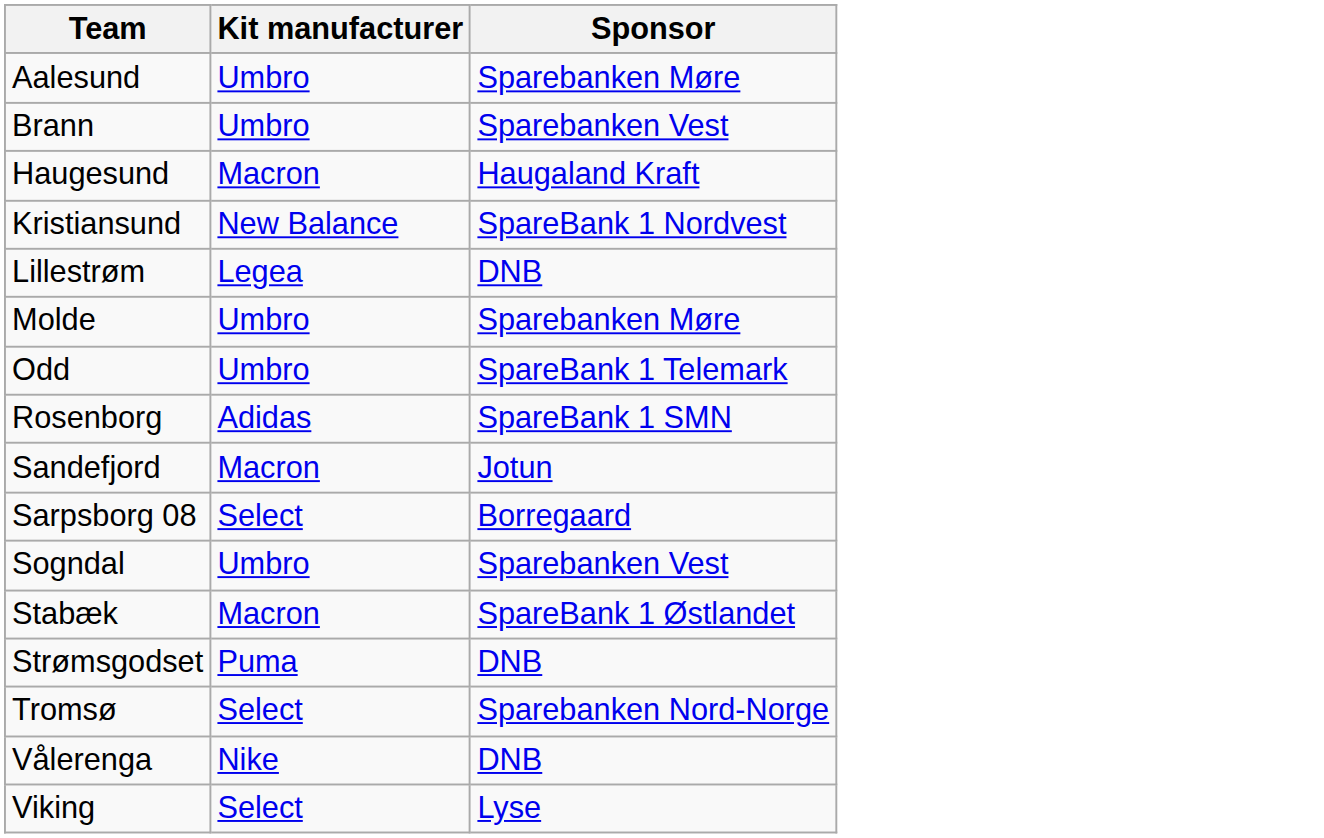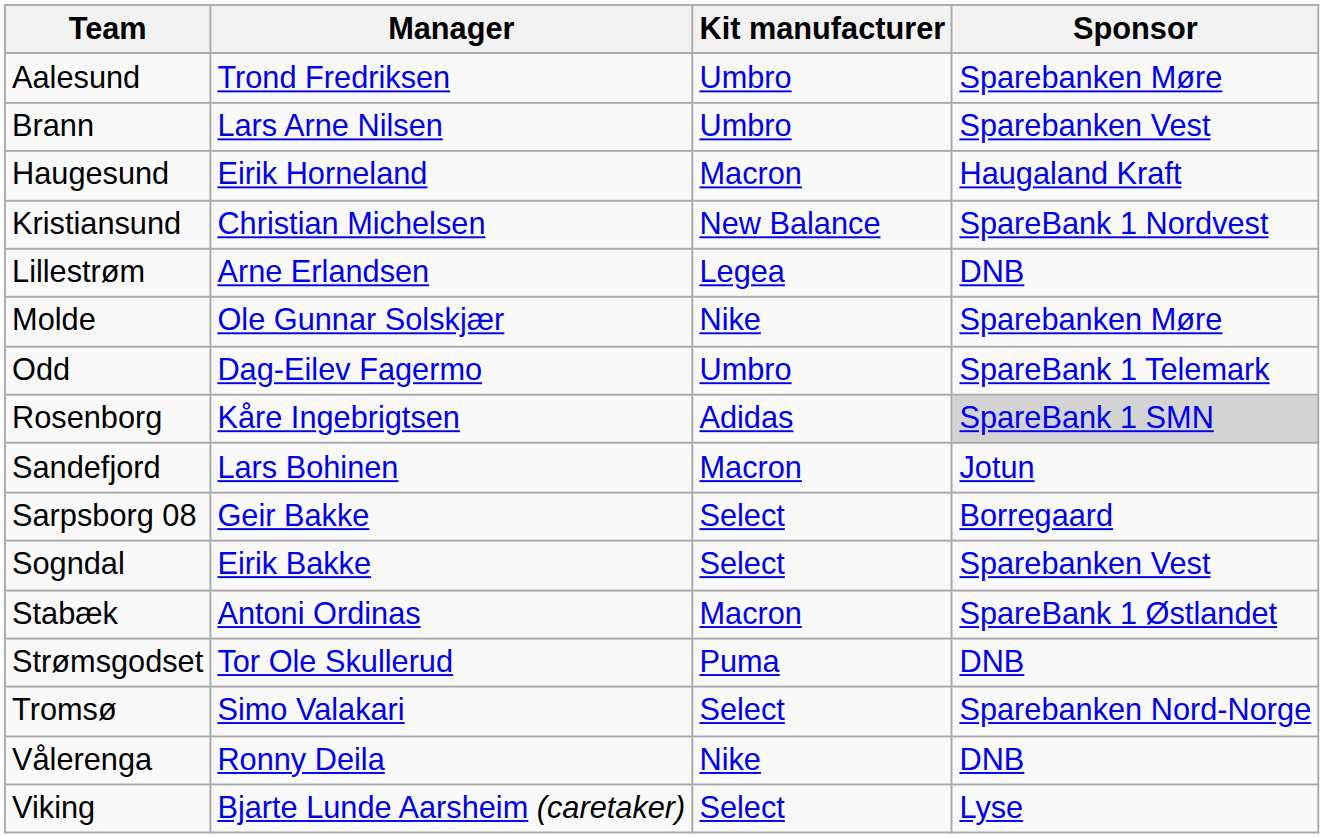+ column: (451, 28)
(264, 321) Umbro -> (730, 321) Nike
(605, 418) no background -> (1087, 418) lightgrey background
(264, 564) Umbro -> (742, 564) Select
